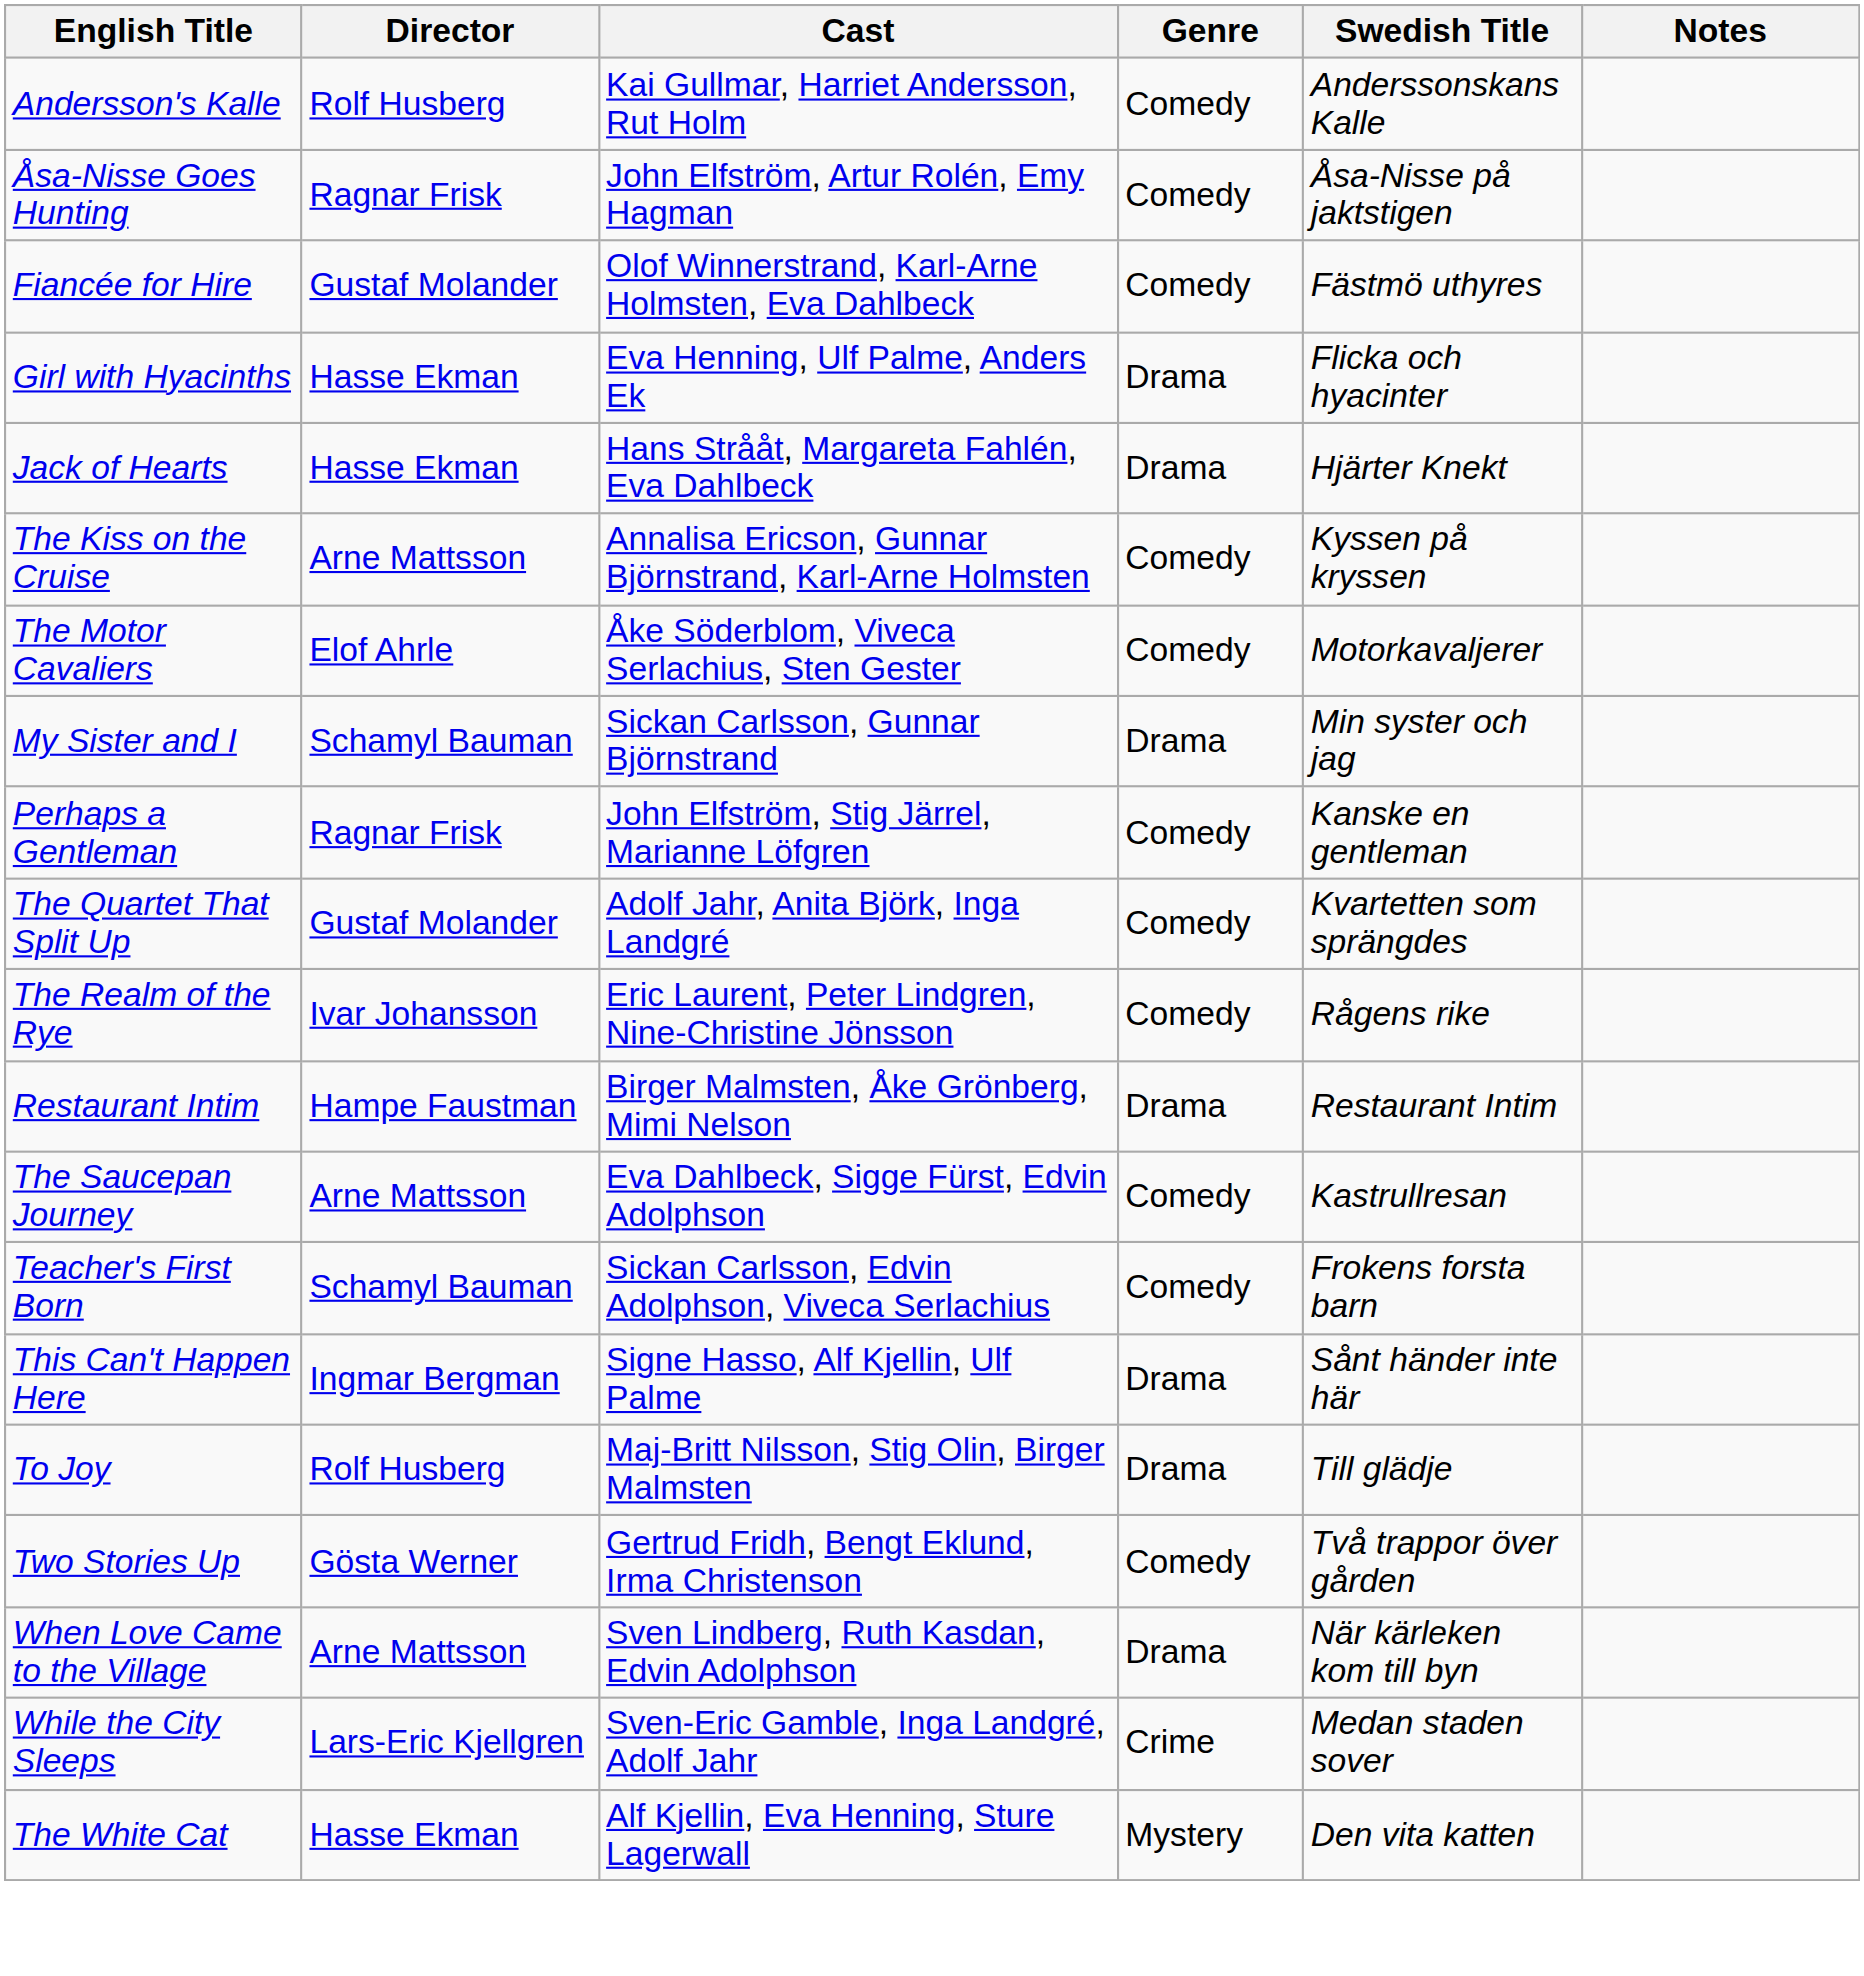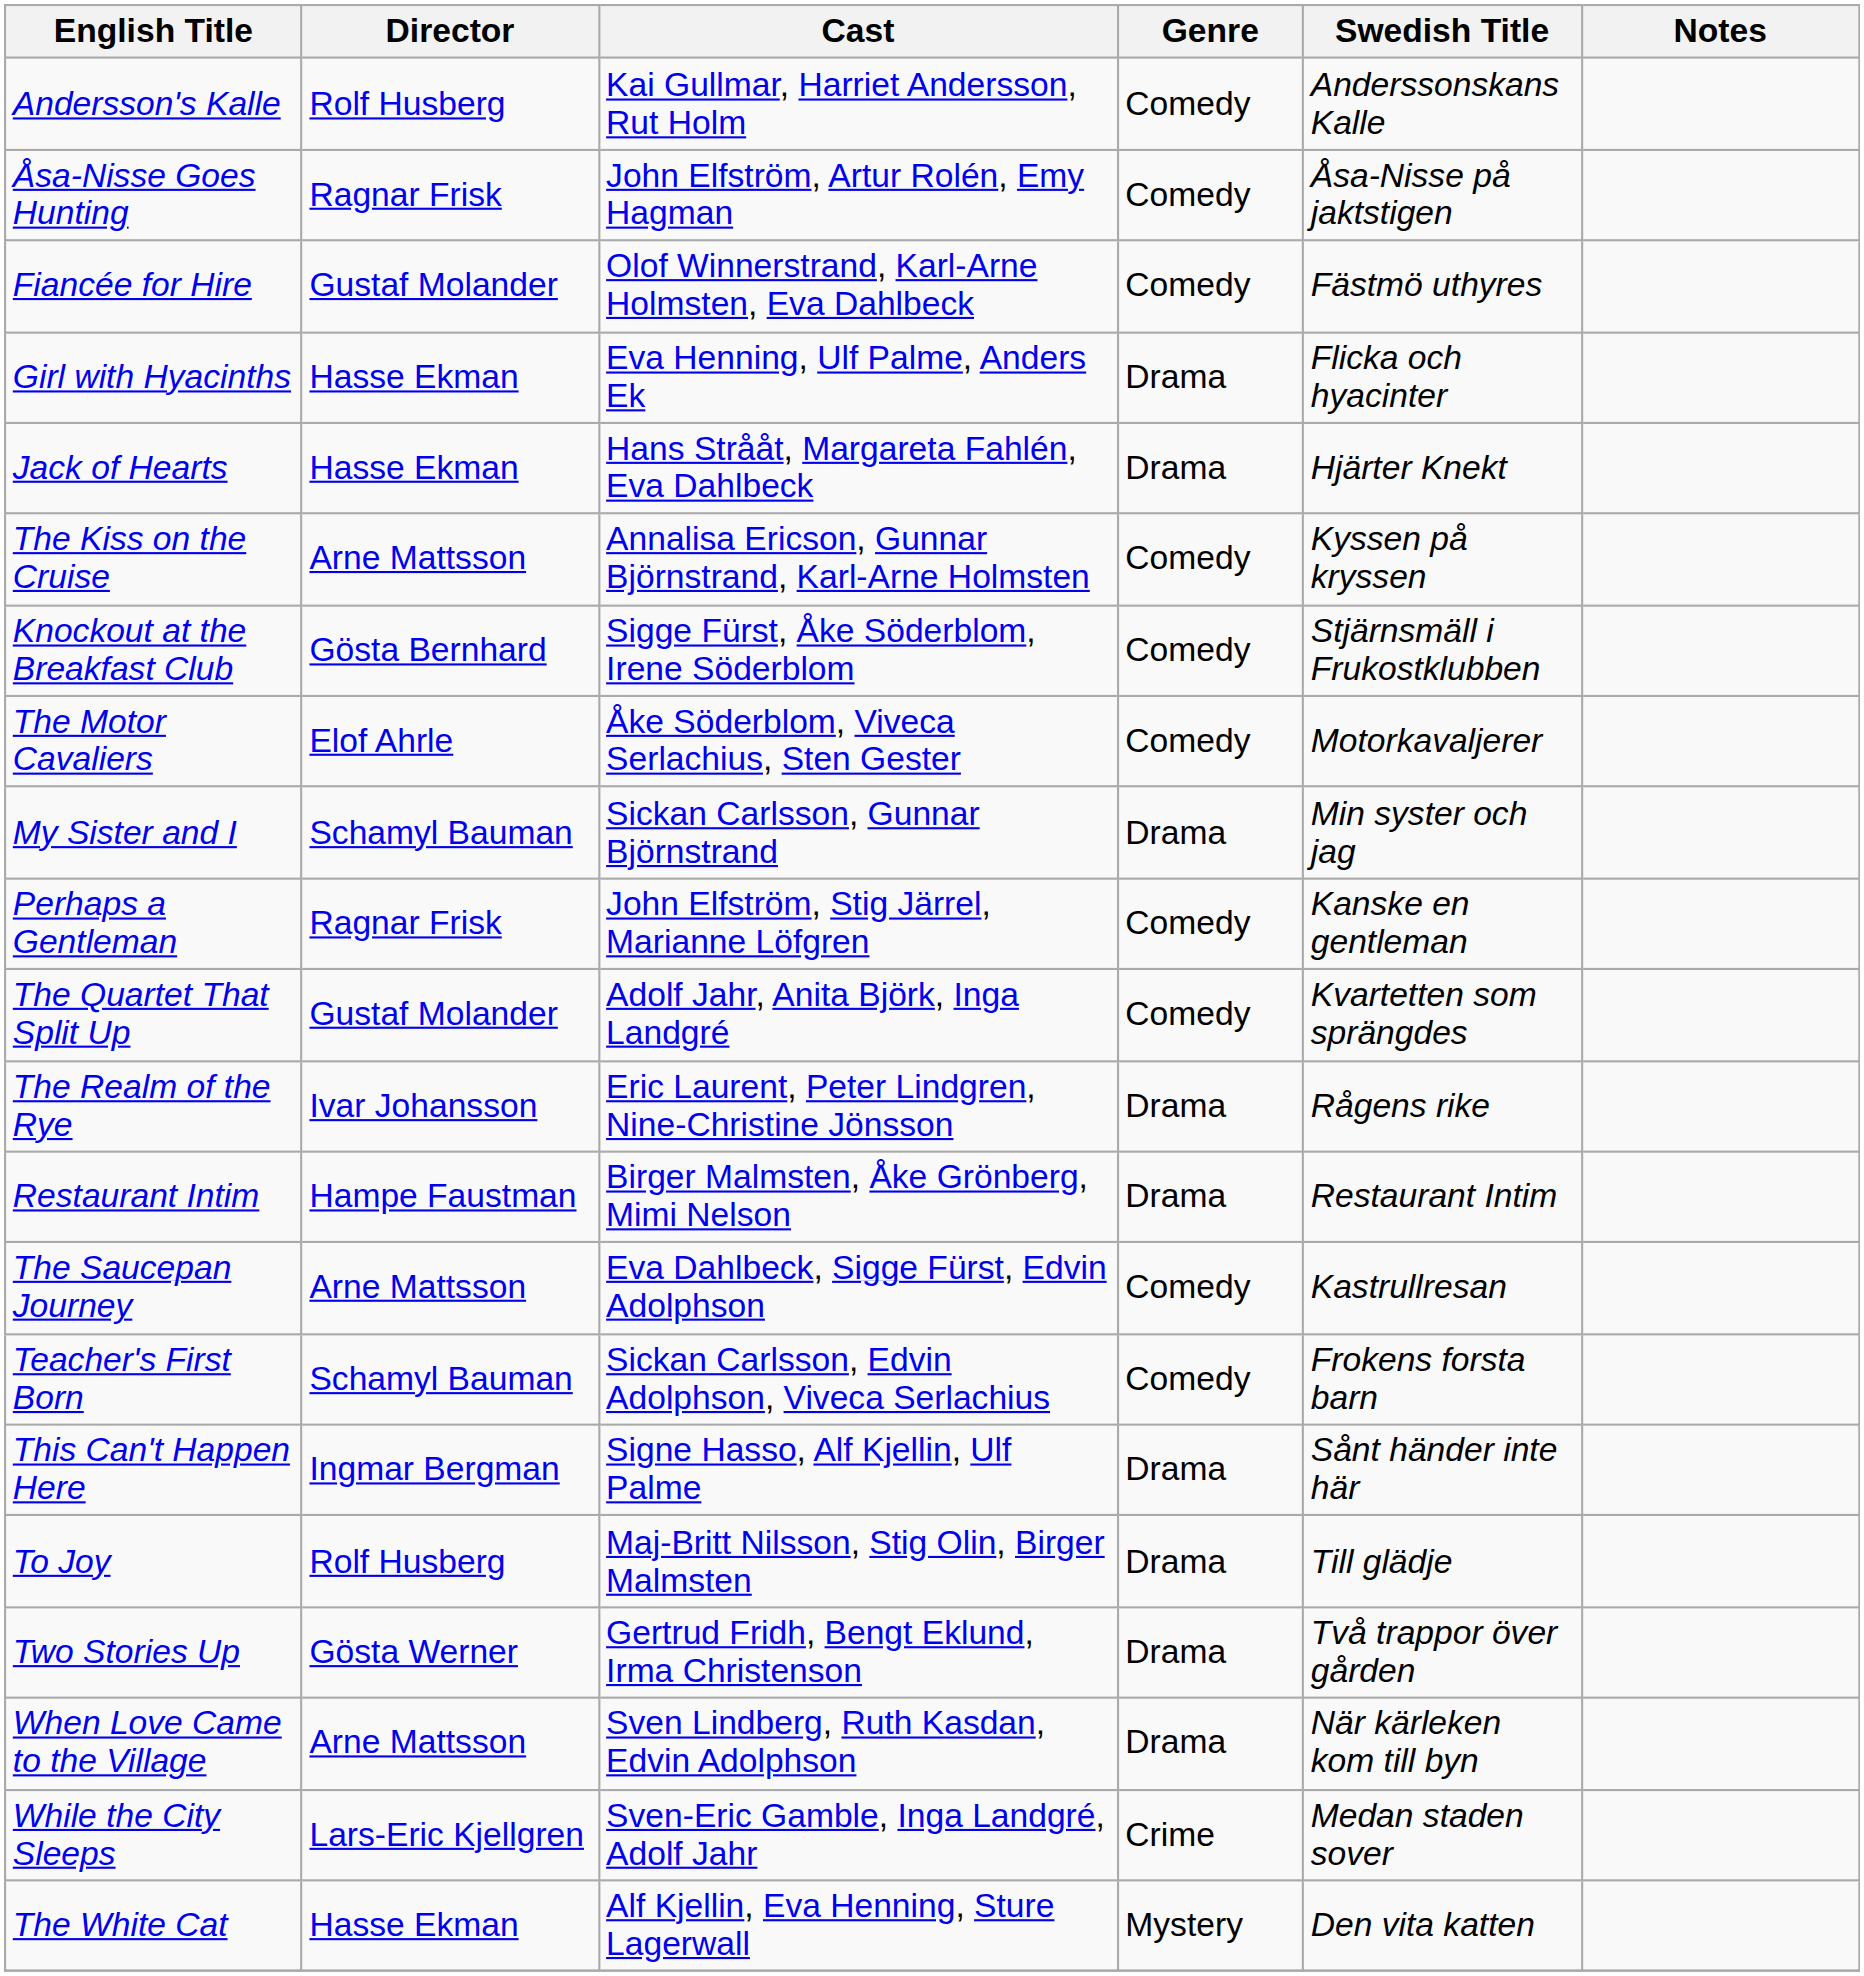+ row: (130, 649)
(1188, 1014) Comedy -> (1176, 1105) Drama
(1188, 1560) Comedy -> (1176, 1651) Drama
